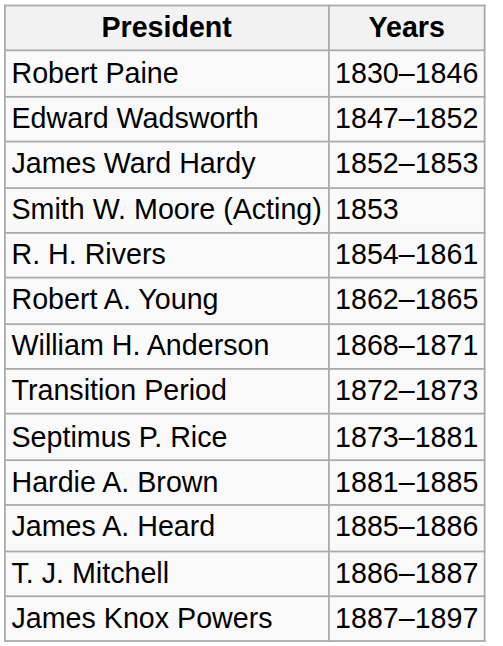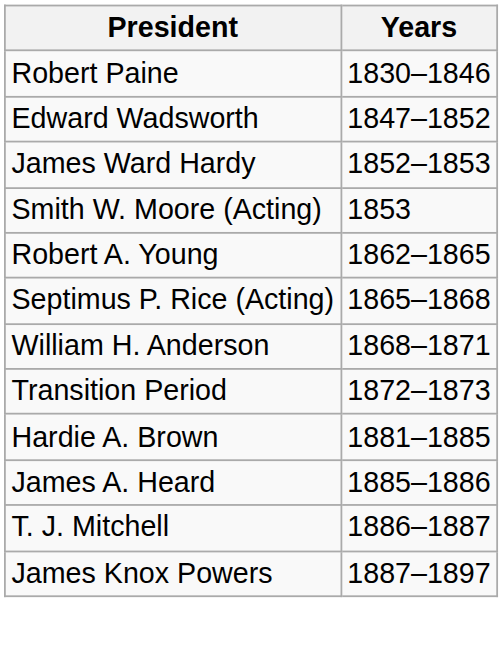- row: (89, 254)
+ row: (173, 300)
- row: (119, 436)
